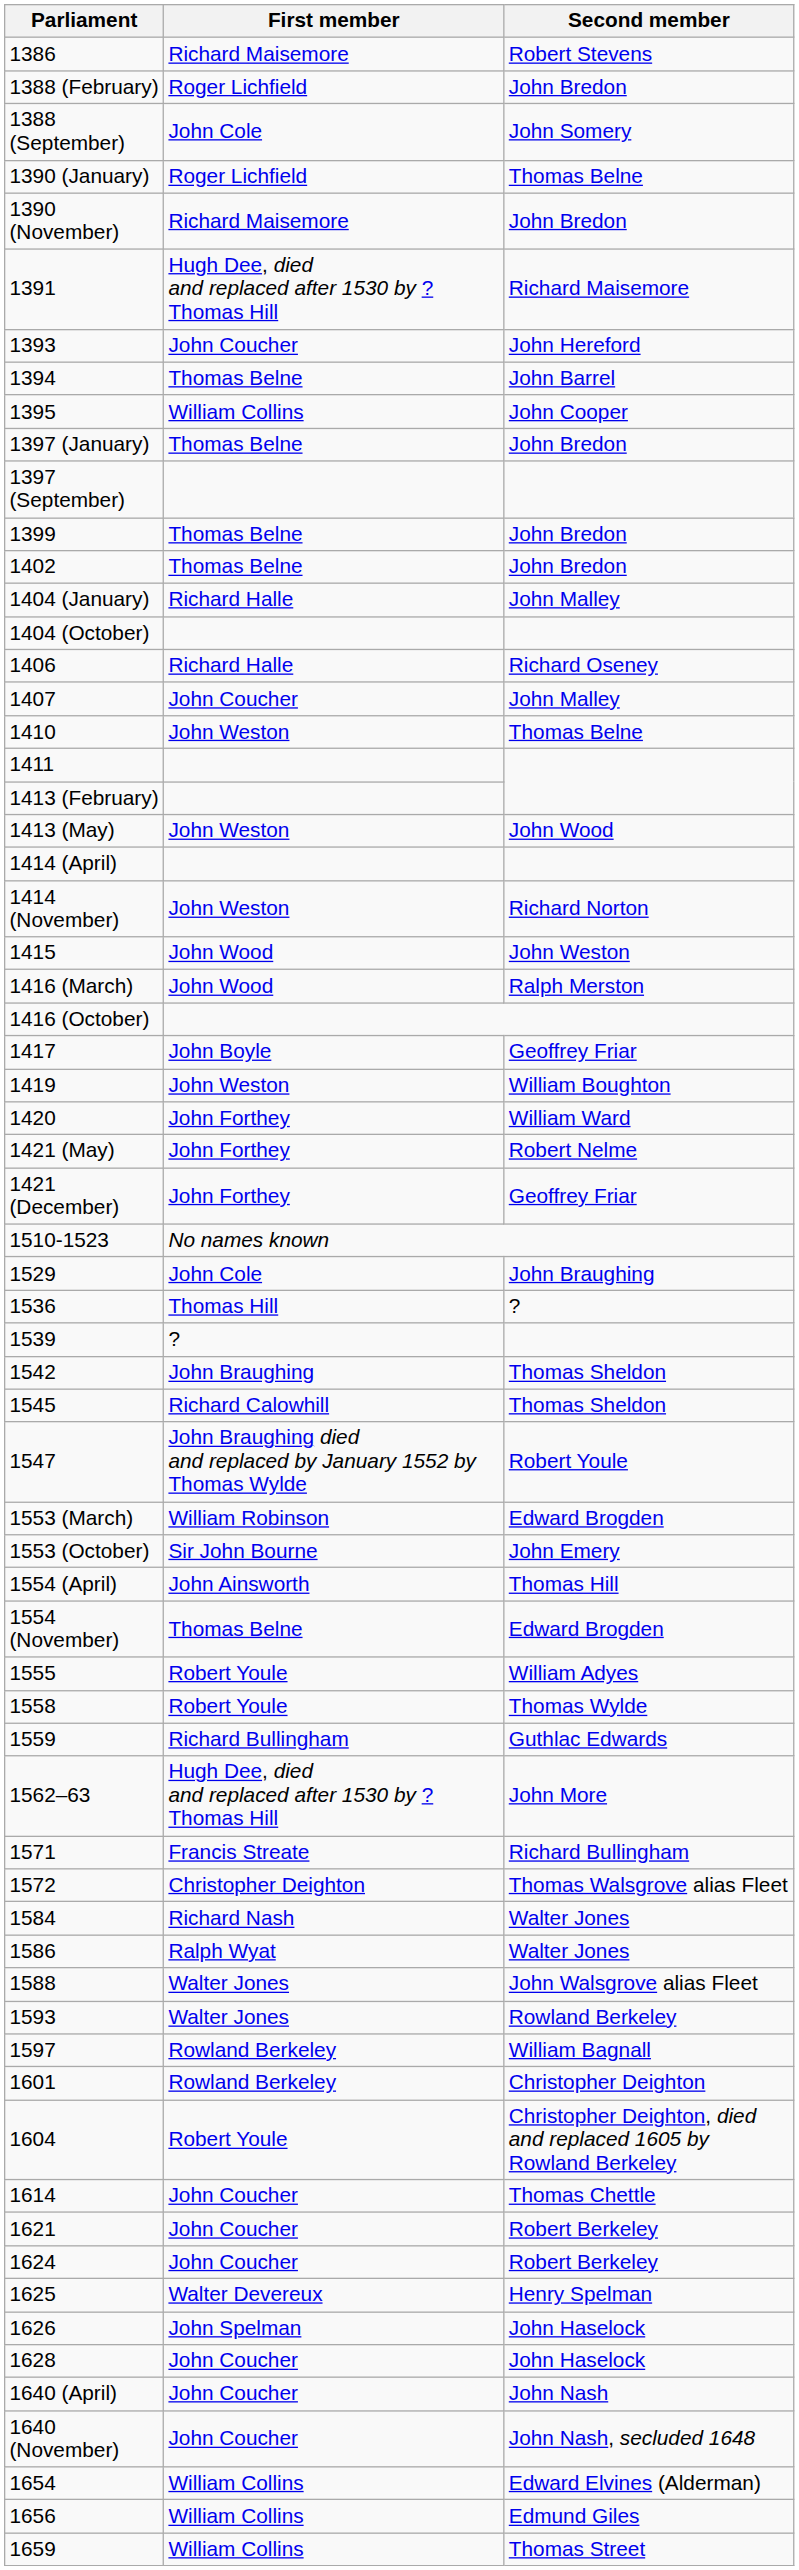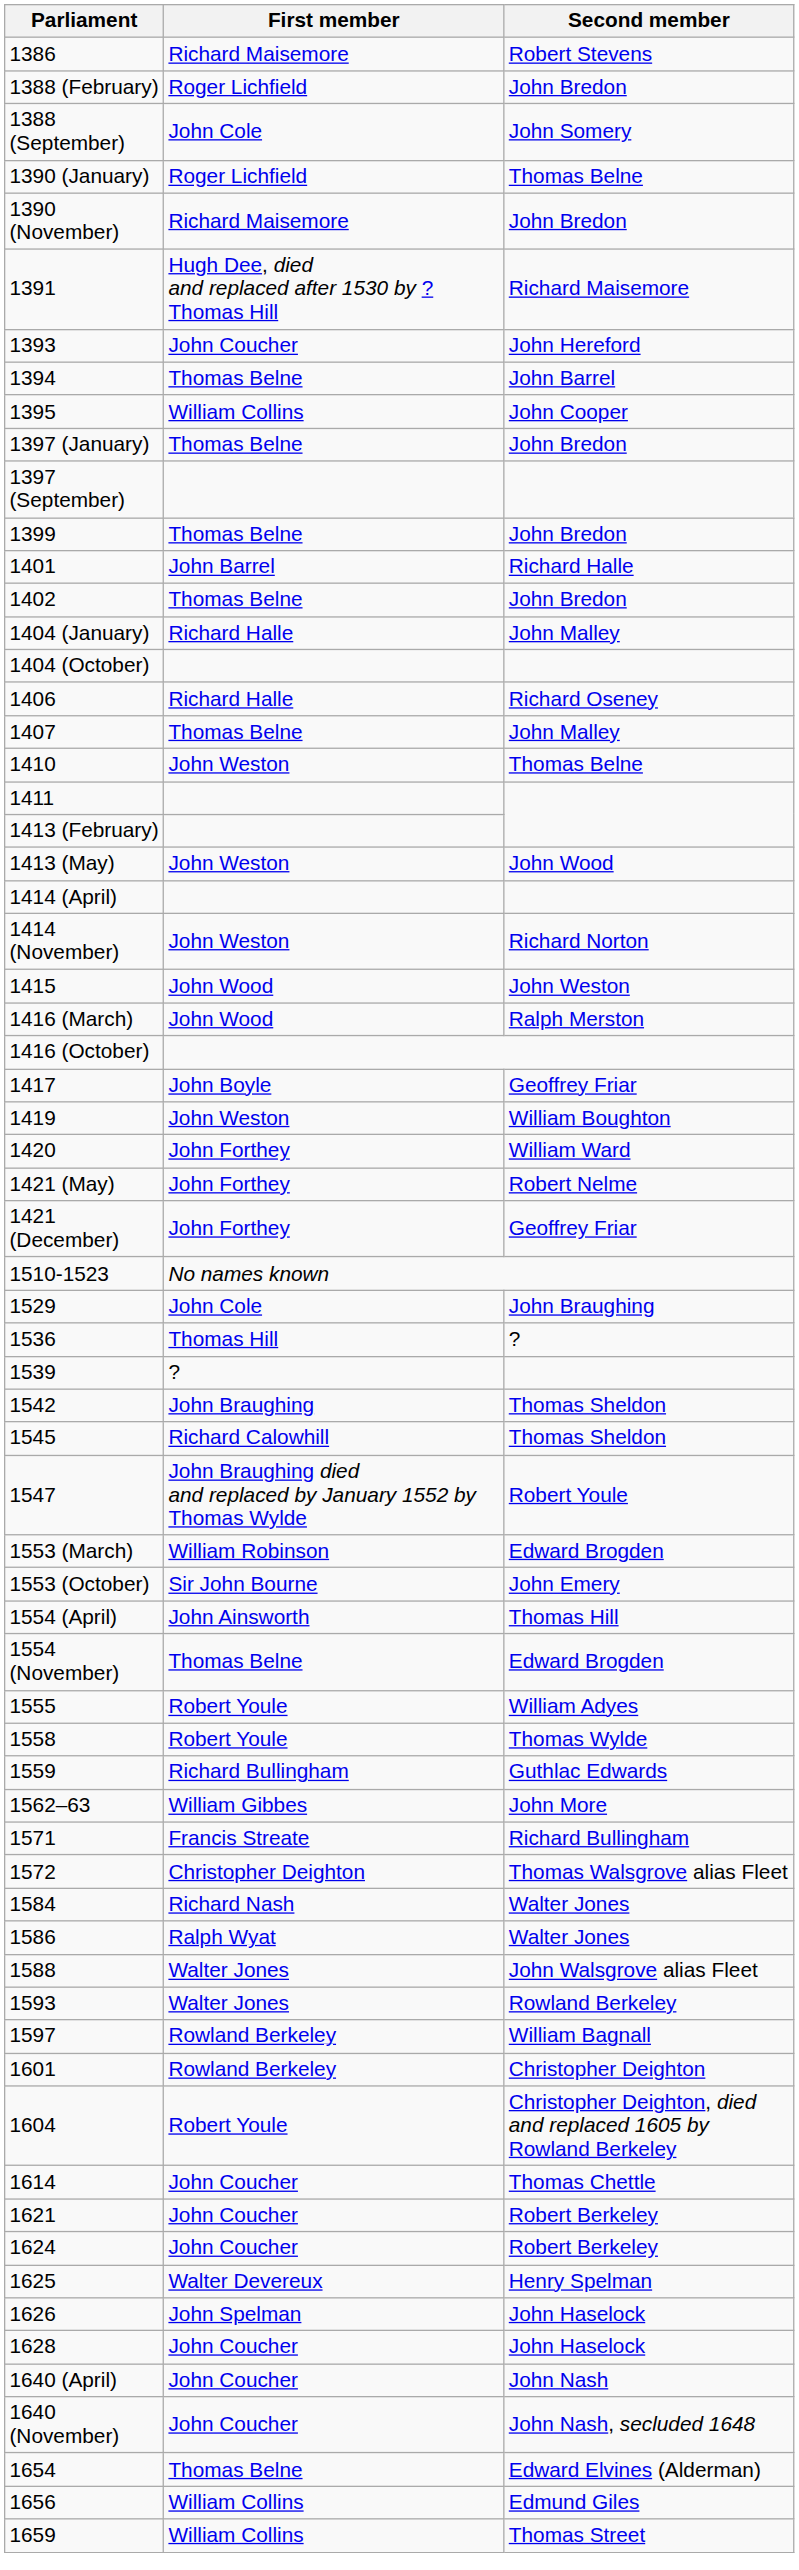+ row: (33, 566)
(233, 698) John Coucher -> (235, 731) Thomas Belne
(301, 1795) Hugh Dee, died and replaced after 1530 by ?Thomas Hill -> (238, 1805) William Gibbes
(236, 2483) William Collins -> (235, 2469) Thomas Belne
